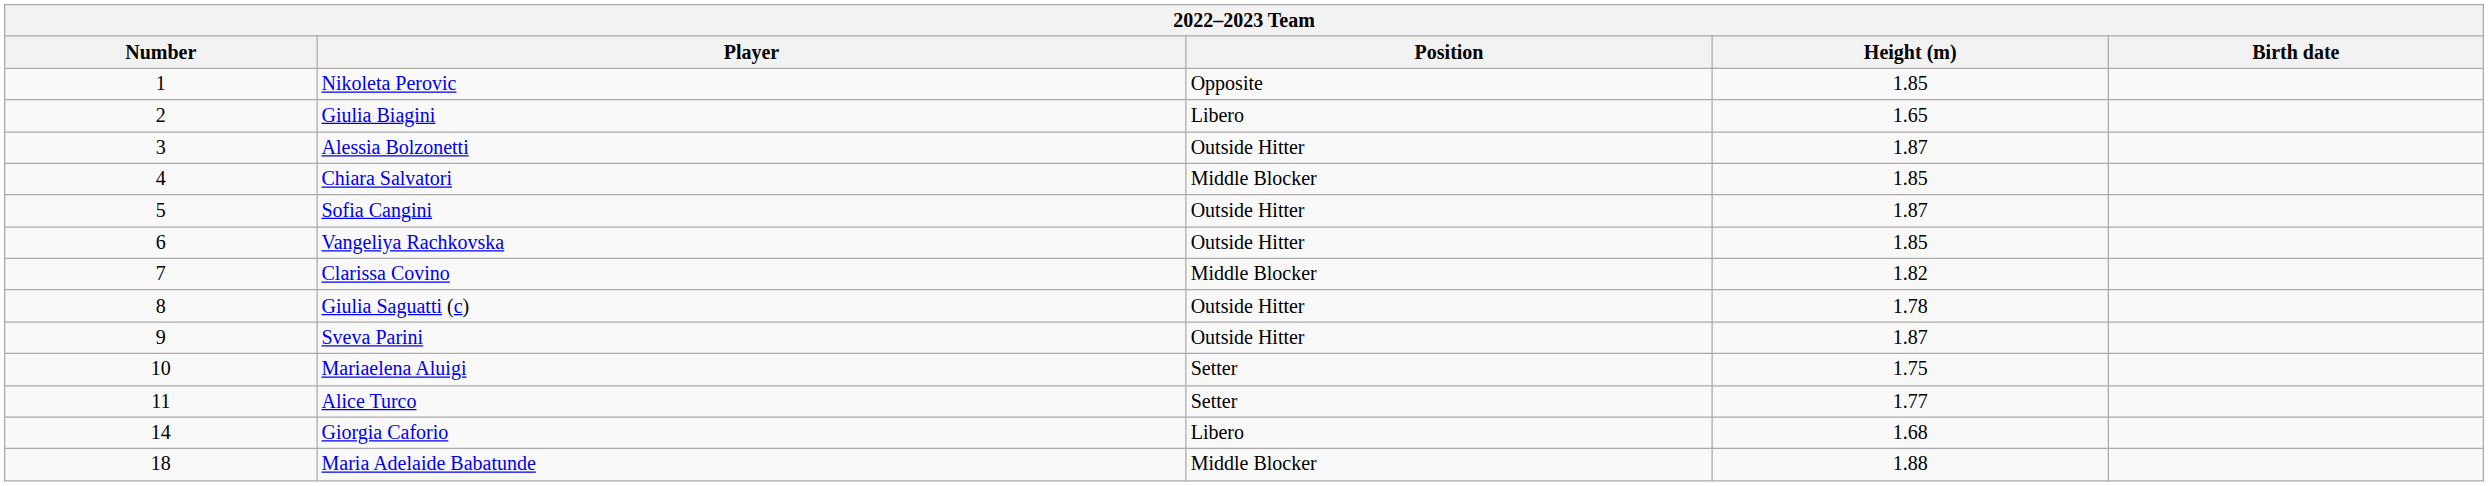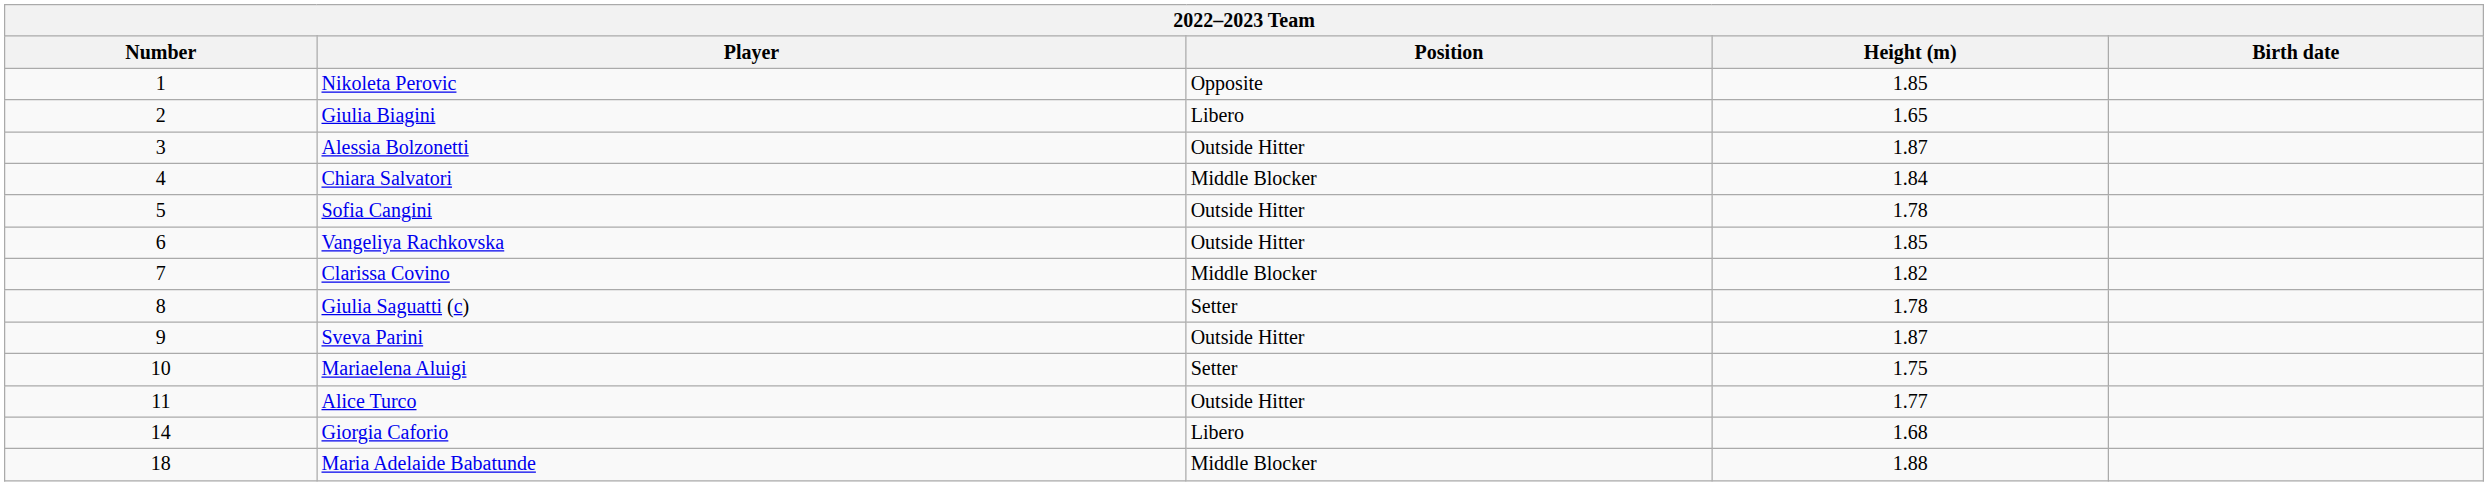(1910, 178) 1.85 -> (1910, 178) 1.84
(1910, 210) 1.87 -> (1910, 210) 1.78
(1248, 305) Outside Hitter -> (1214, 305) Setter
(1214, 400) Setter -> (1248, 400) Outside Hitter
